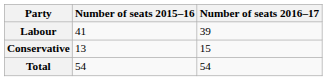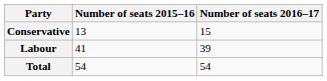rows swapped: (38, 31) <-> (38, 48)
